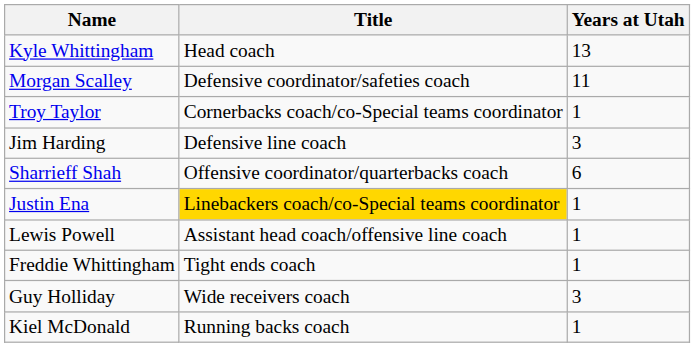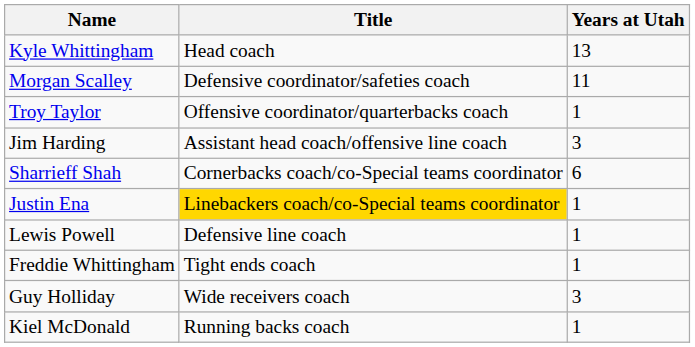(373, 111) Cornerbacks coach/co-Special teams coordinator -> (346, 111) Offensive coordinator/quarterbacks coach
(265, 142) Defensive line coach -> (345, 142) Assistant head coach/offensive line coach
(346, 173) Offensive coordinator/quarterbacks coach -> (373, 173) Cornerbacks coach/co-Special teams coordinator
(345, 234) Assistant head coach/offensive line coach -> (265, 234) Defensive line coach
